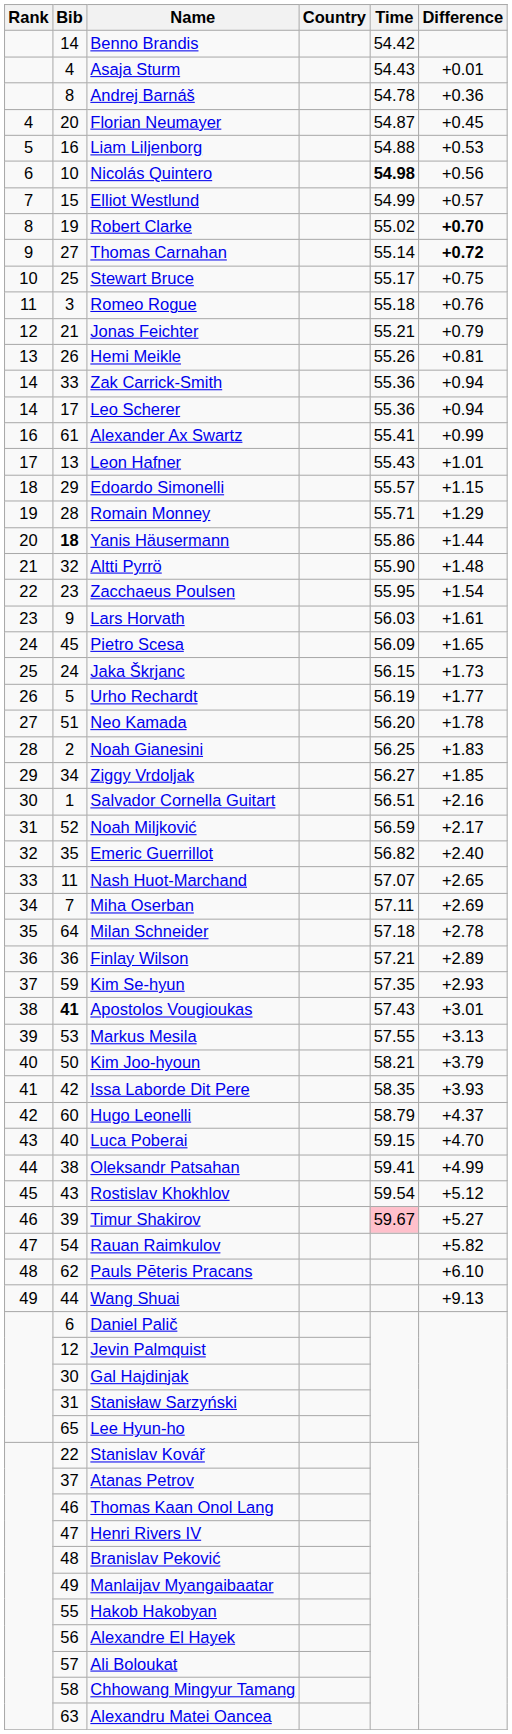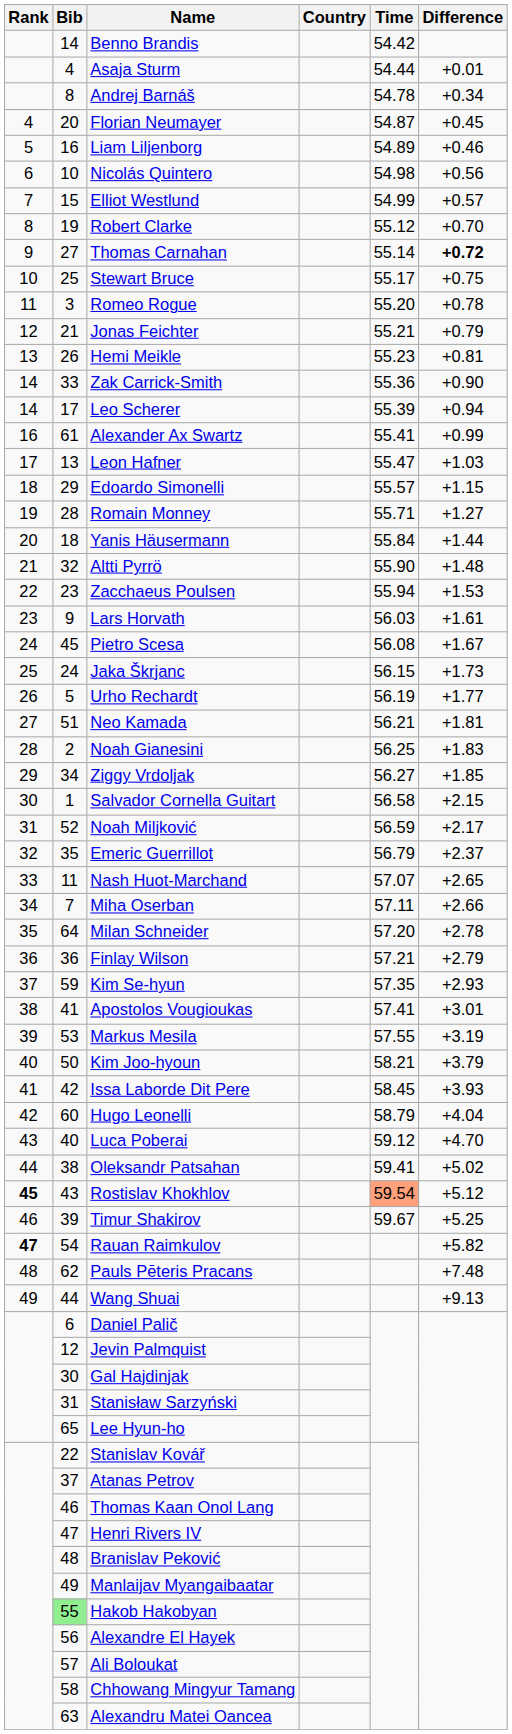(394, 69) 54.43 -> (394, 69) 54.44
(463, 95) +0.36 -> (463, 95) +0.34
(394, 148) 54.88 -> (394, 148) 54.89
(463, 148) +0.53 -> (463, 148) +0.46
(394, 174) bold -> (394, 174) normal
(394, 226) 55.02 -> (394, 226) 55.12
(463, 226) bold -> (463, 226) normal
(394, 305) 55.18 -> (394, 305) 55.20
(463, 305) +0.76 -> (463, 305) +0.78
(394, 357) 55.26 -> (394, 357) 55.23
(463, 383) +0.94 -> (463, 383) +0.90
(394, 409) 55.36 -> (394, 409) 55.39
(394, 461) 55.43 -> (394, 461) 55.47
(463, 461) +1.01 -> (463, 461) +1.03
(463, 514) +1.29 -> (463, 514) +1.27
(69, 540) bold -> (69, 540) normal
(394, 540) 55.86 -> (394, 540) 55.84
(394, 592) 55.95 -> (394, 592) 55.94
(463, 592) +1.54 -> (463, 592) +1.53
(394, 644) 56.09 -> (394, 644) 56.08
(463, 644) +1.65 -> (463, 644) +1.67
(394, 723) 56.20 -> (394, 723) 56.21
(463, 723) +1.78 -> (463, 723) +1.81
(394, 801) 56.51 -> (394, 801) 56.58
(463, 801) +2.16 -> (463, 801) +2.15
(394, 853) 56.82 -> (394, 853) 56.79
(463, 853) +2.40 -> (463, 853) +2.37
(463, 906) +2.69 -> (463, 906) +2.66
(394, 932) 57.18 -> (394, 932) 57.20
(463, 958) +2.89 -> (463, 958) +2.79
(69, 1010) bold -> (69, 1010) normal
(394, 1010) 57.43 -> (394, 1010) 57.41
(463, 1036) +3.13 -> (463, 1036) +3.19
(394, 1089) 58.35 -> (394, 1089) 58.45
(463, 1115) +4.37 -> (463, 1115) +4.04
(394, 1141) 59.15 -> (394, 1141) 59.12
(463, 1167) +4.99 -> (463, 1167) +5.02
(28, 1193) normal -> (28, 1193) bold
(394, 1193) no background -> (394, 1193) lightsalmon background
(394, 1219) pink background -> (394, 1219) no background
(463, 1219) +5.27 -> (463, 1219) +5.25
(28, 1245) normal -> (28, 1245) bold
(463, 1272) +6.10 -> (463, 1272) +7.48
(69, 1611) no background -> (69, 1611) lightgreen background
